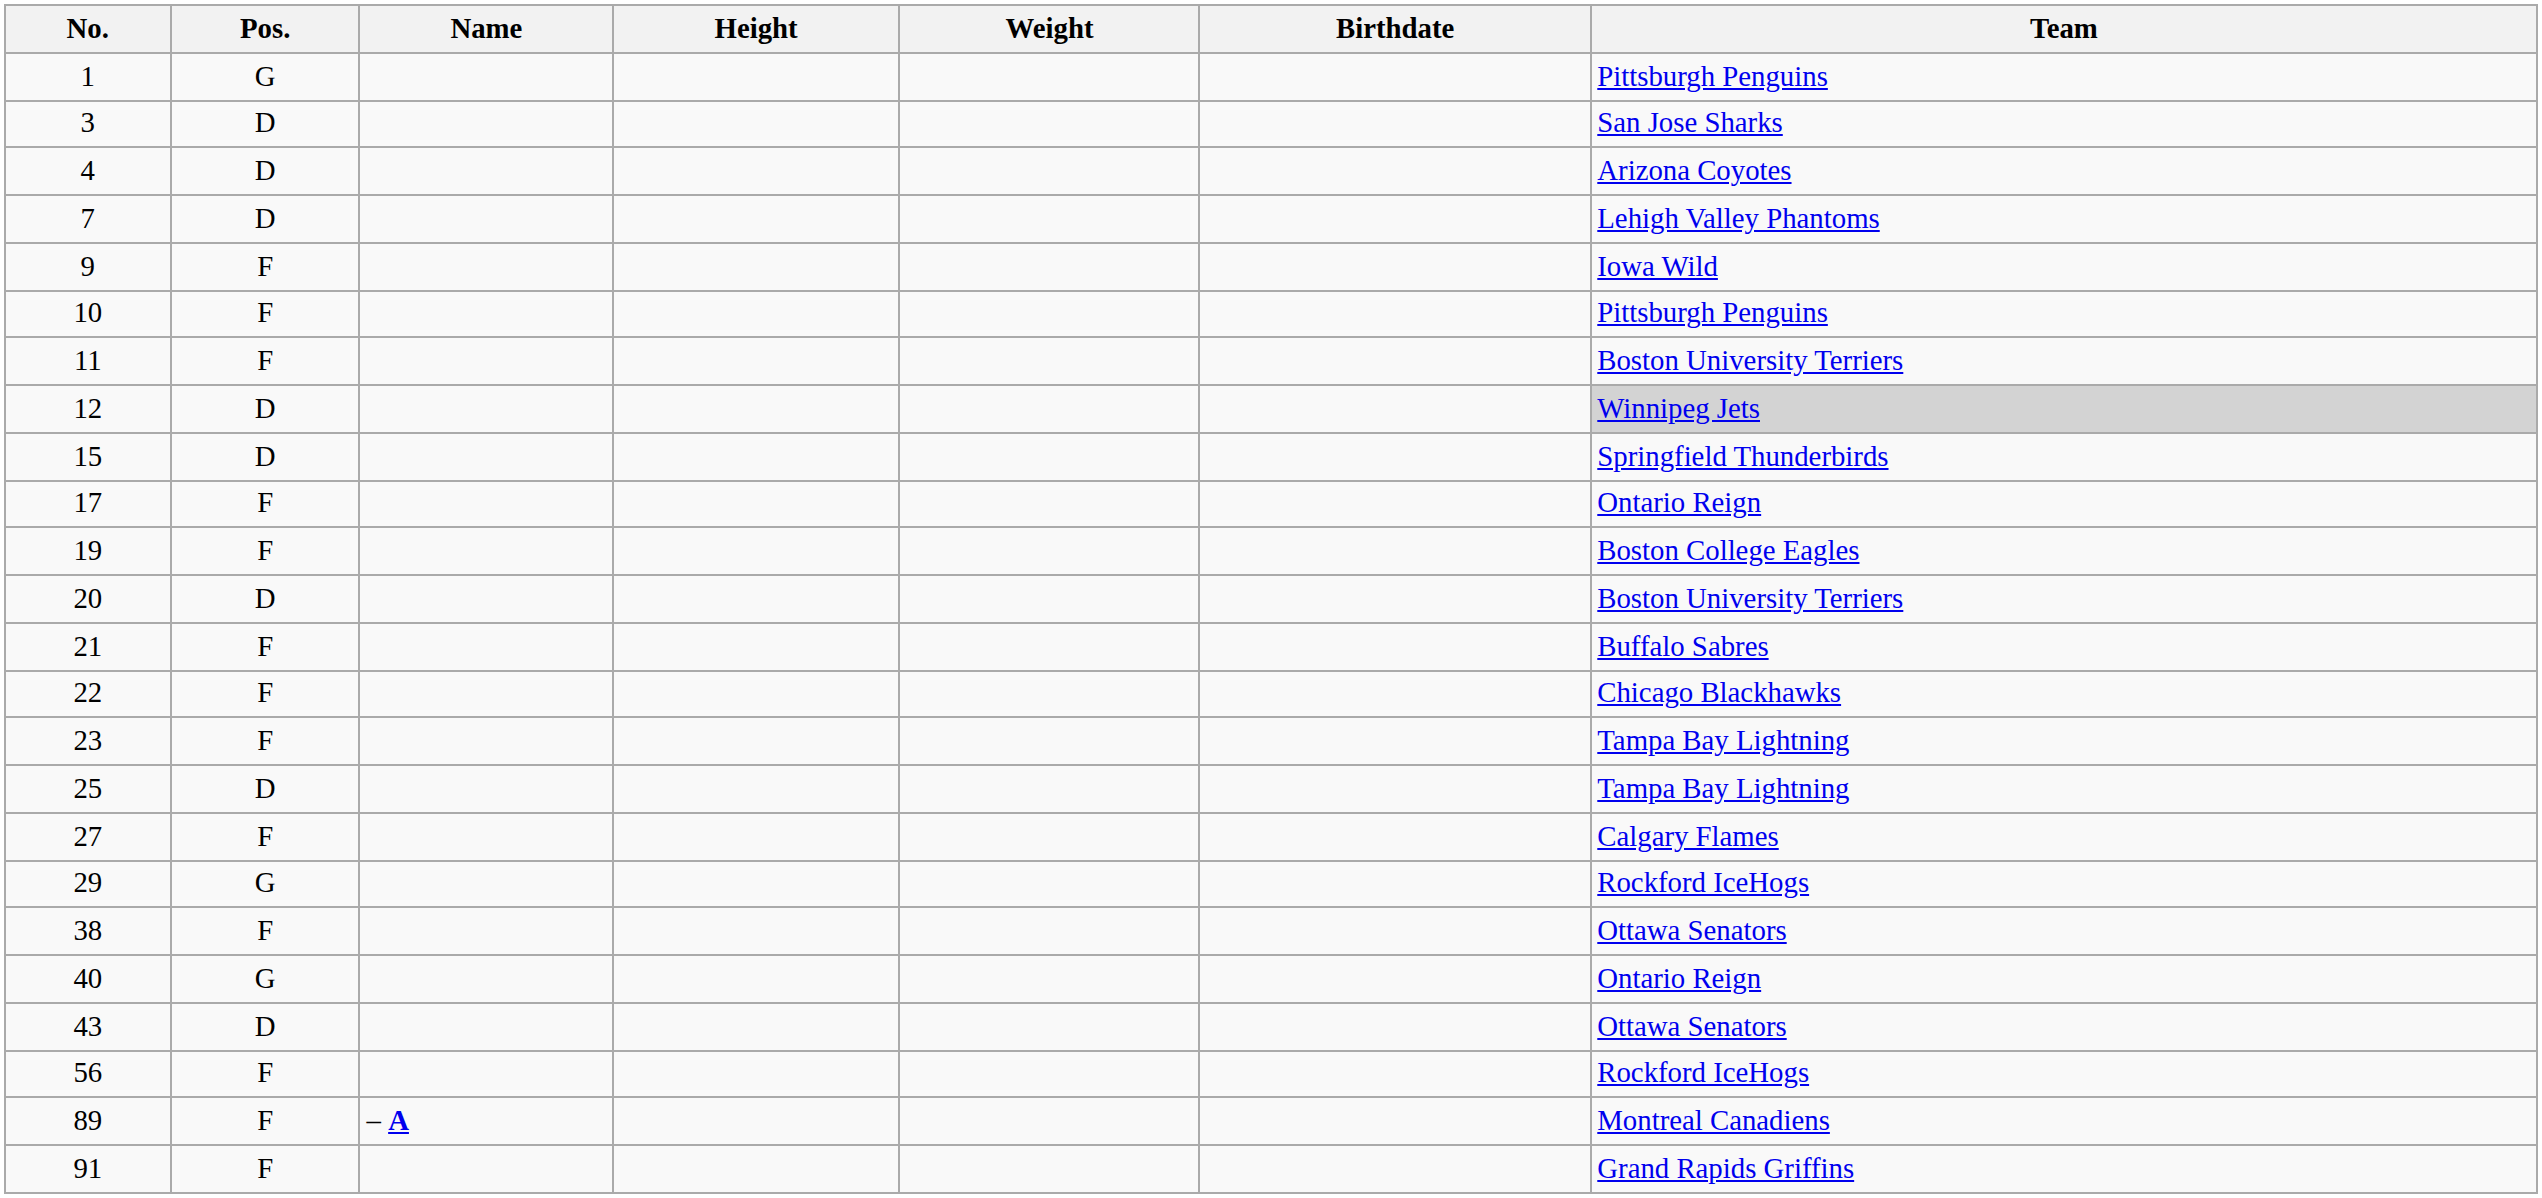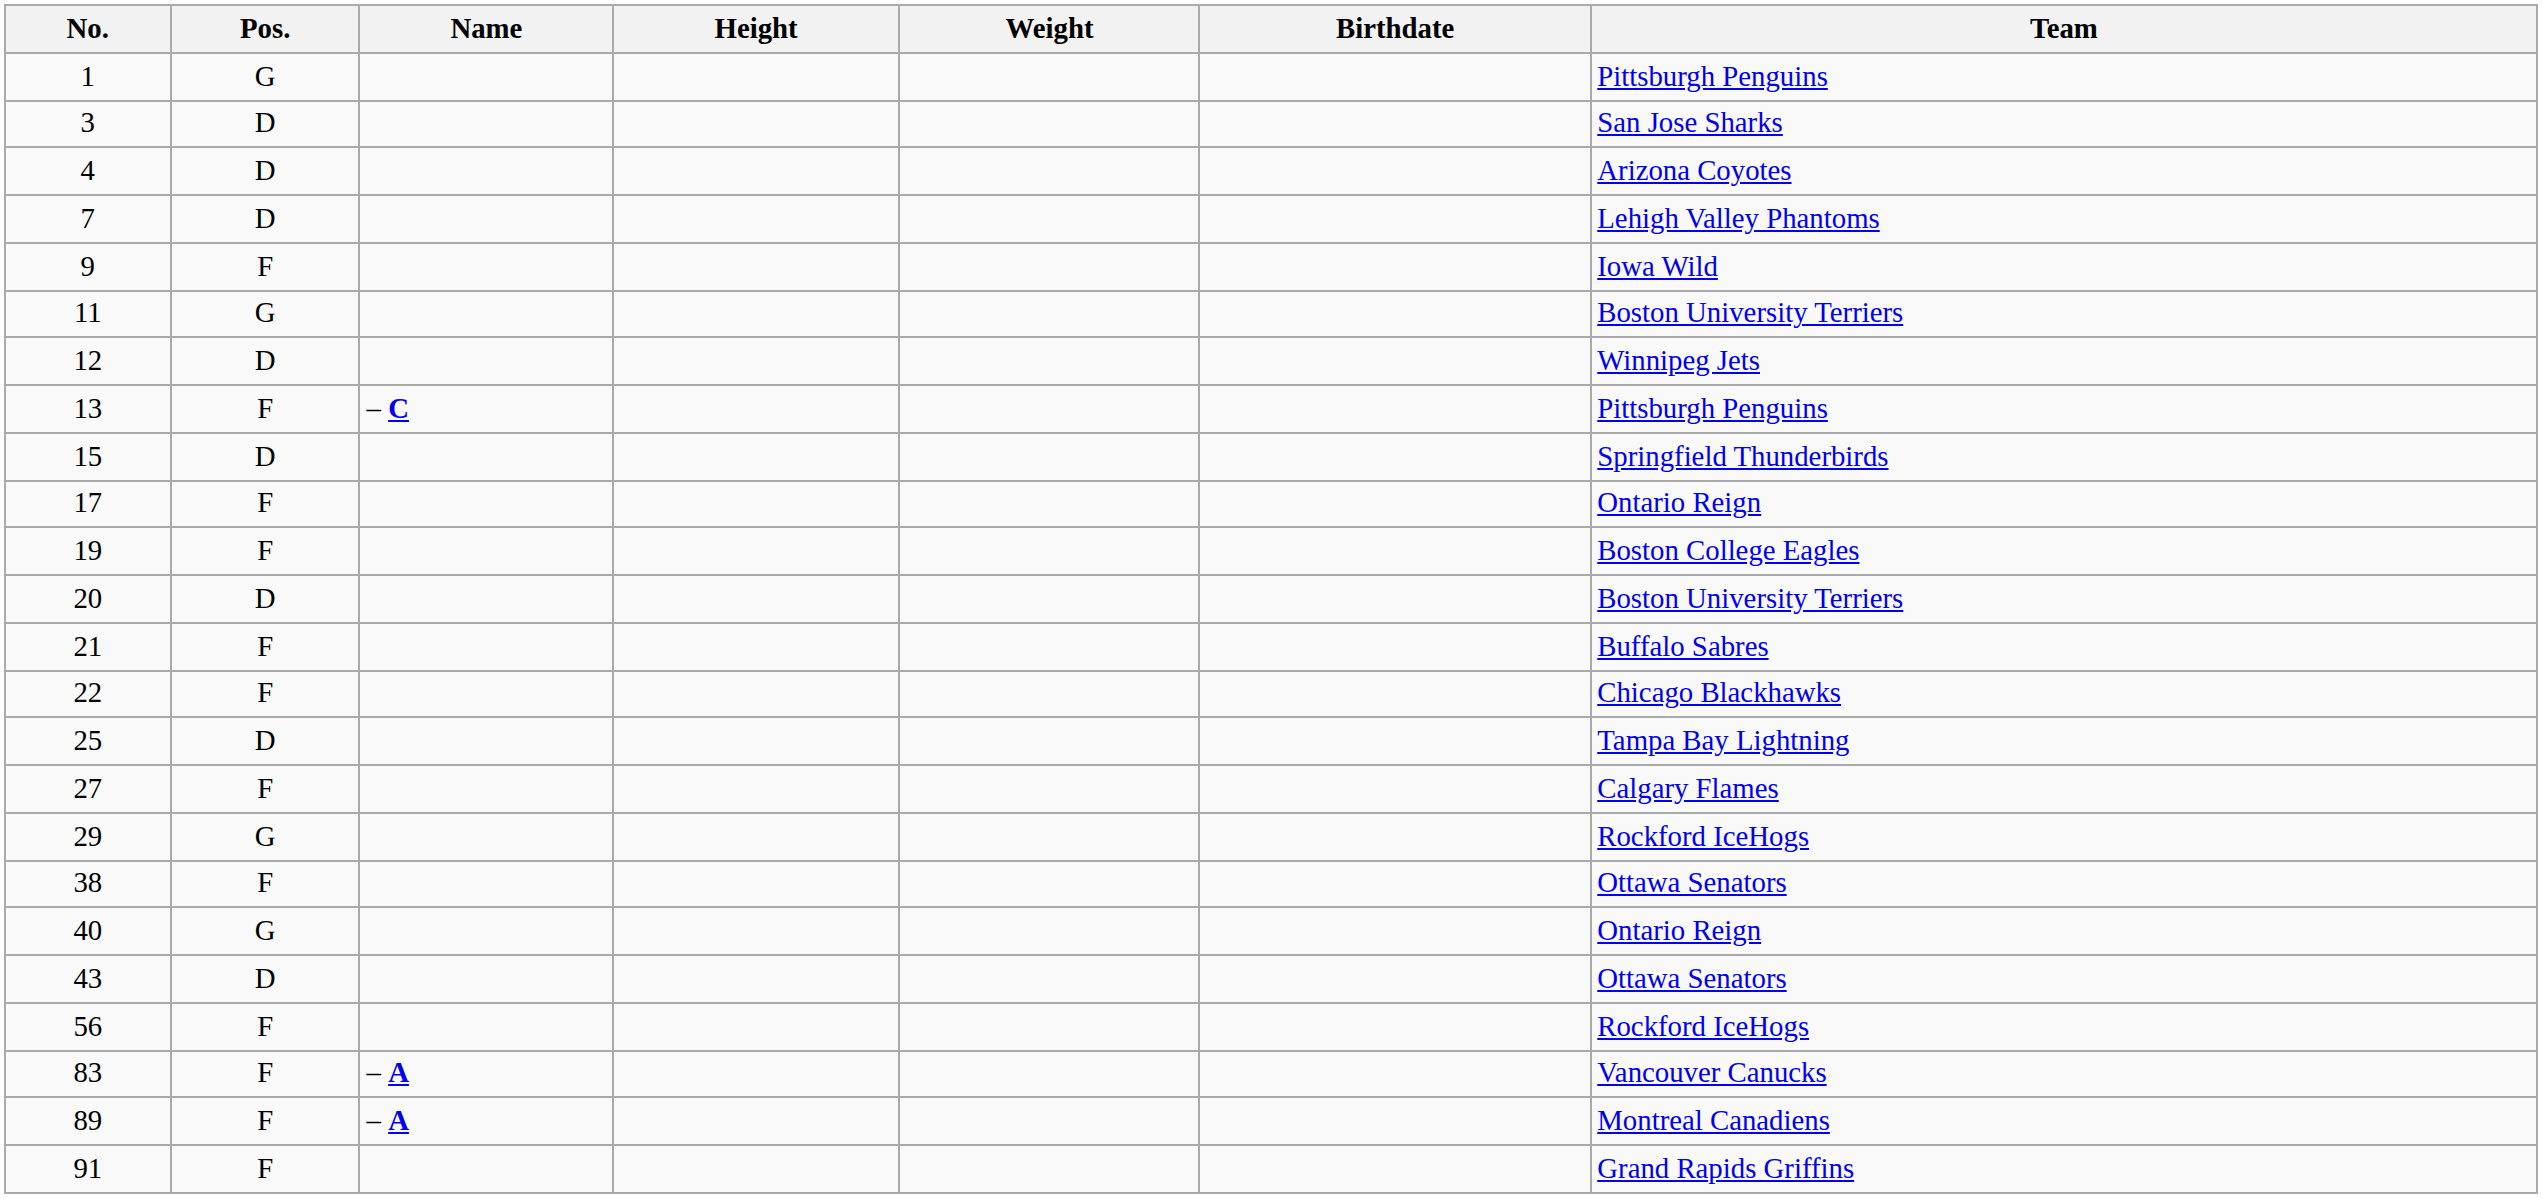- row: (88, 313)
(265, 361) F -> (265, 313) G
(1679, 408) lightgrey background -> (1679, 361) no background
+ row: (88, 408)
- row: (88, 741)
+ row: (88, 1073)
